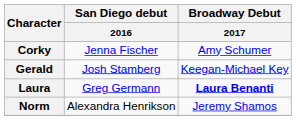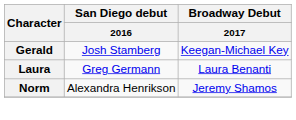- row: (34, 50)
(235, 87) bold -> (235, 69) normal
